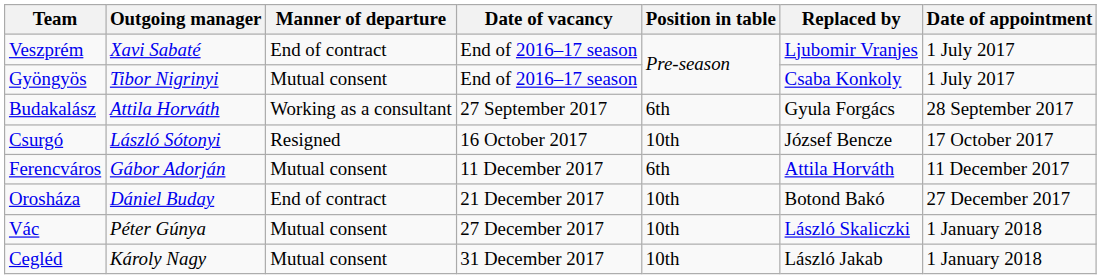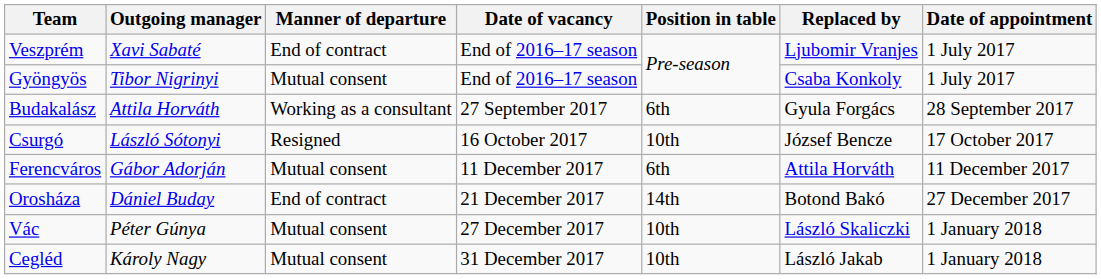(663, 199) 10th -> (663, 199) 14th
